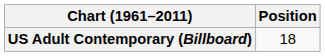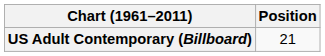(288, 39) 18 -> (288, 39) 21
